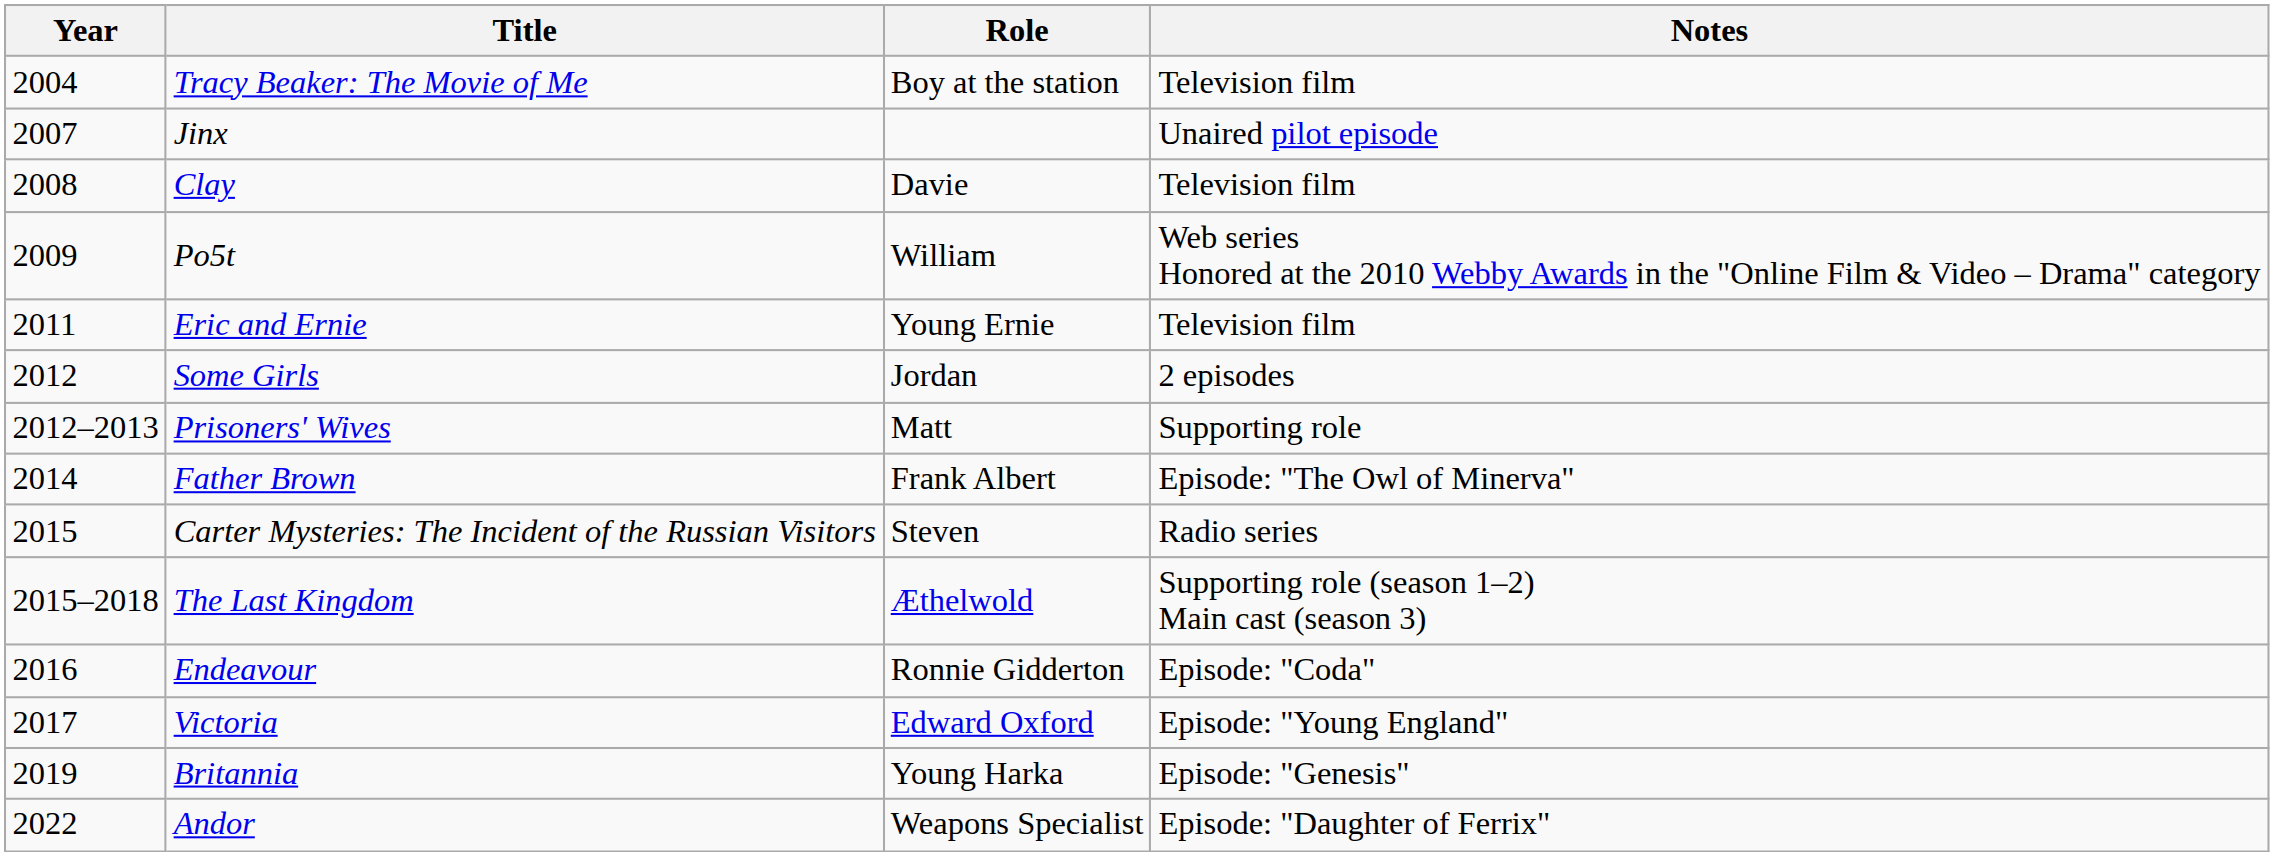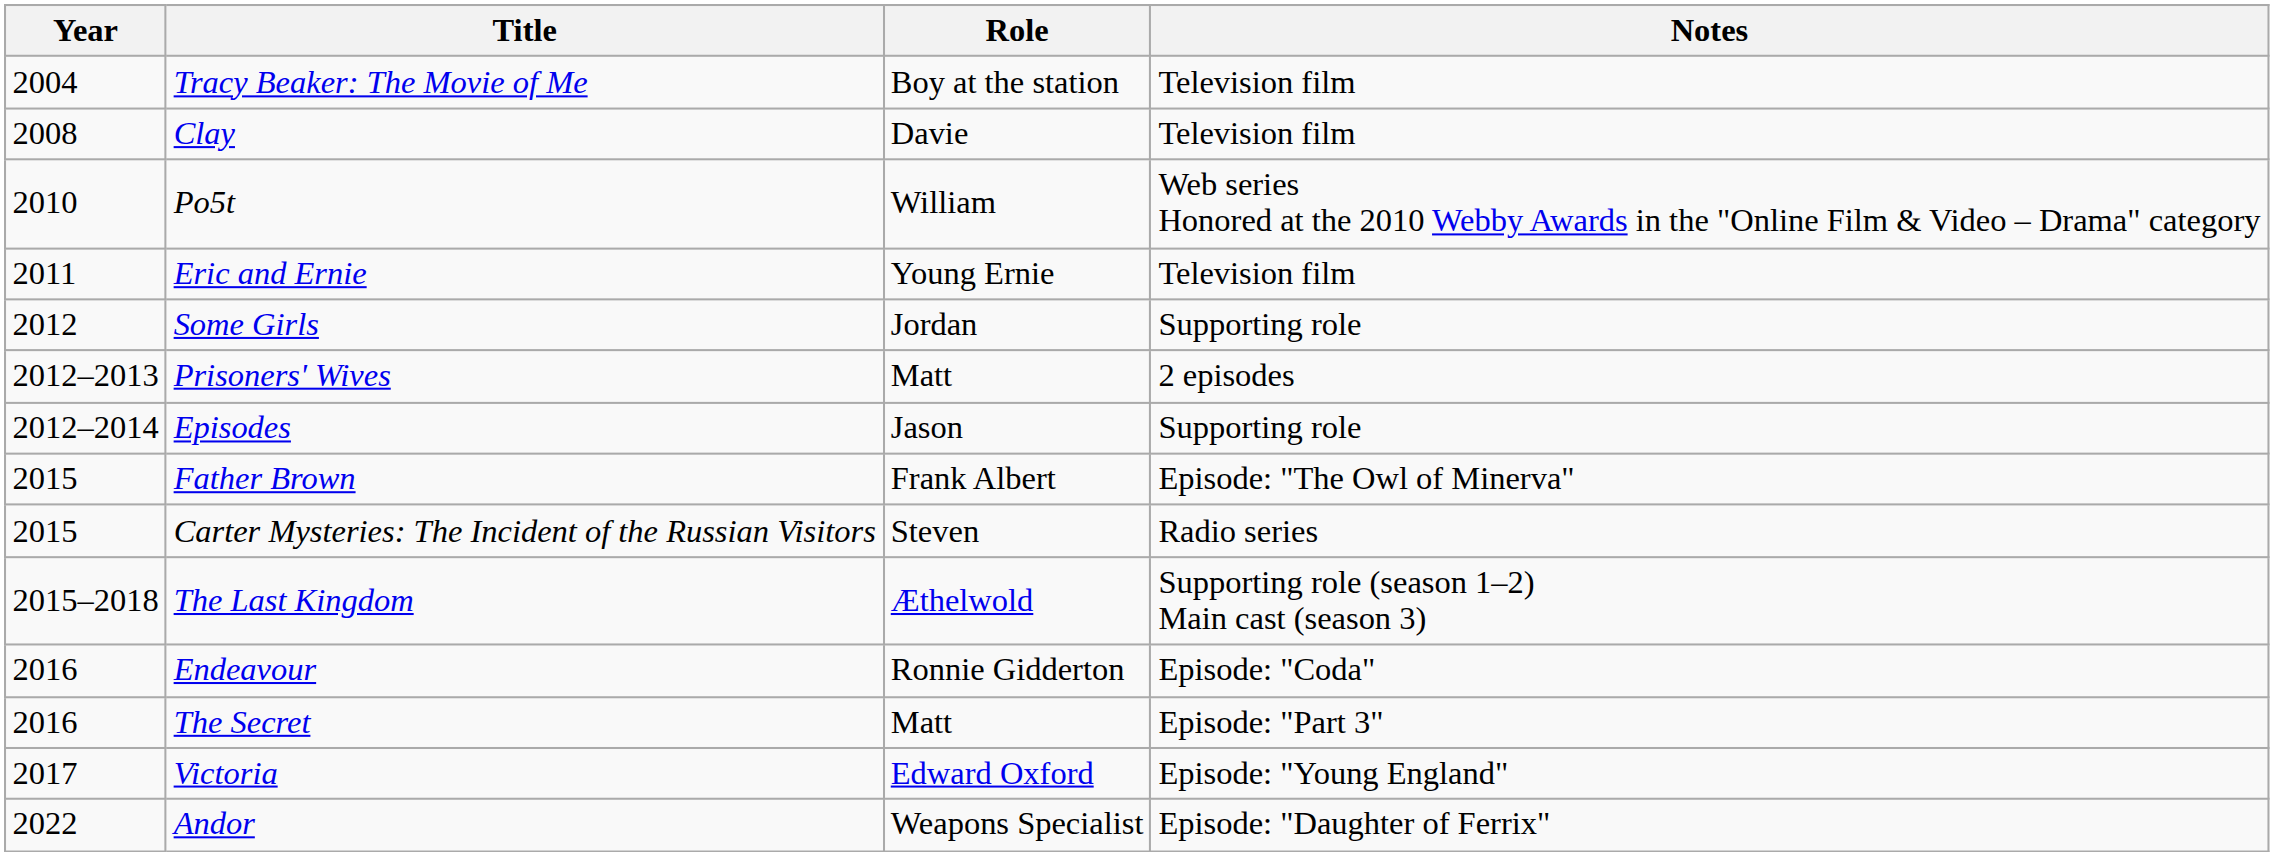- row: (201, 133)
(45, 254) 2009 -> (45, 203) 2010
(1227, 375) 2 episodes -> (1260, 324) Supporting role
(1260, 427) Supporting role -> (1227, 375) 2 episodes
+ row: (232, 427)
(45, 478) 2014 -> (45, 478) 2015
+ row: (242, 721)
- row: (236, 772)
